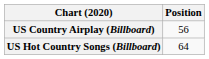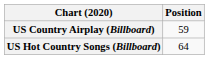(184, 29) 56 -> (184, 29) 59
